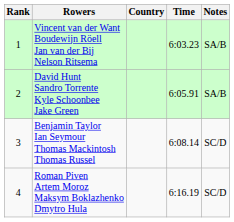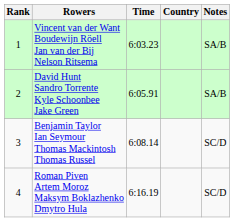columns swapped: (146, 12) <-> (184, 12)
